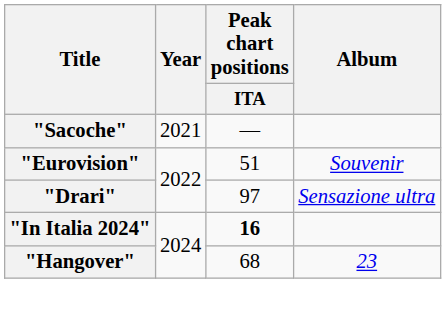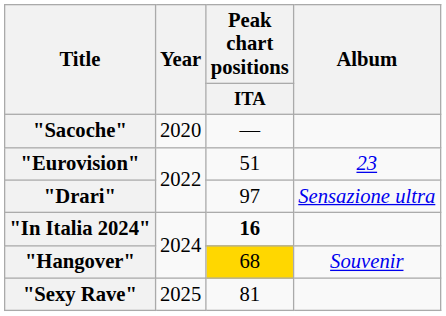(181, 130) 2021 -> (181, 130) 2020
(367, 163) Souvenir -> (367, 163) 23
(250, 261) no background -> (250, 261) gold background
(367, 261) 23 -> (367, 261) Souvenir
+ row: (80, 294)
